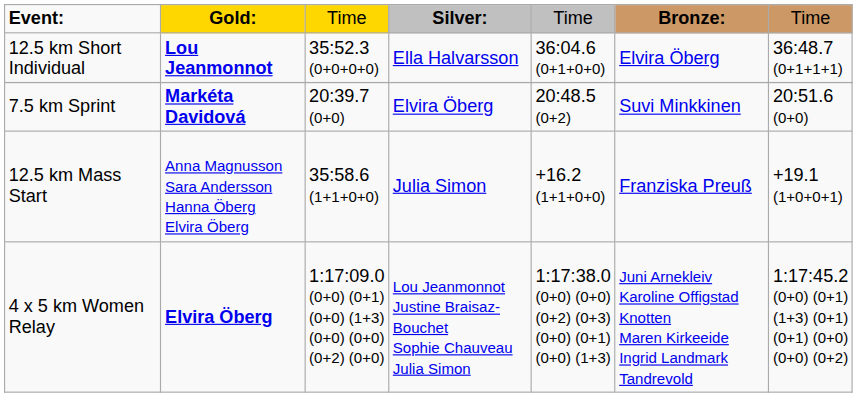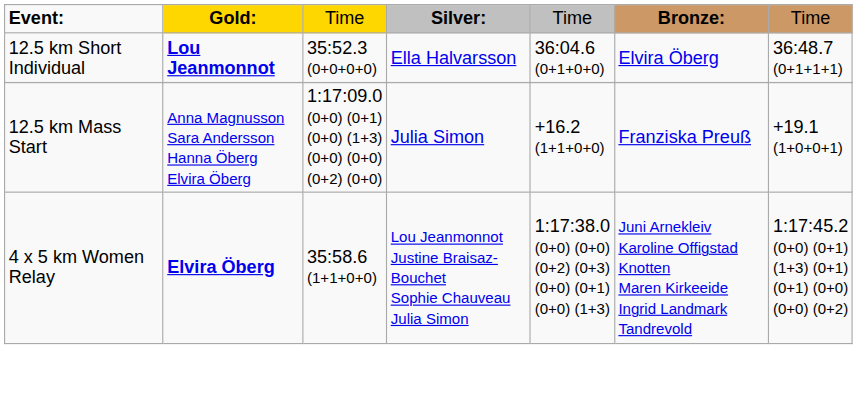- row: (62, 106)
(344, 186) 35:58.6 (1+1+0+0) -> (345, 137) 1:17:09.0 (0+0) (0+1) (0+0) (1+3) (0+0) (0+0) (0+2) (0+0)
(347, 316) 1:17:09.0 (0+0) (0+1) (0+0) (1+3) (0+0) (0+0) (0+2) (0+0) -> (342, 267) 35:58.6 (1+1+0+0)
